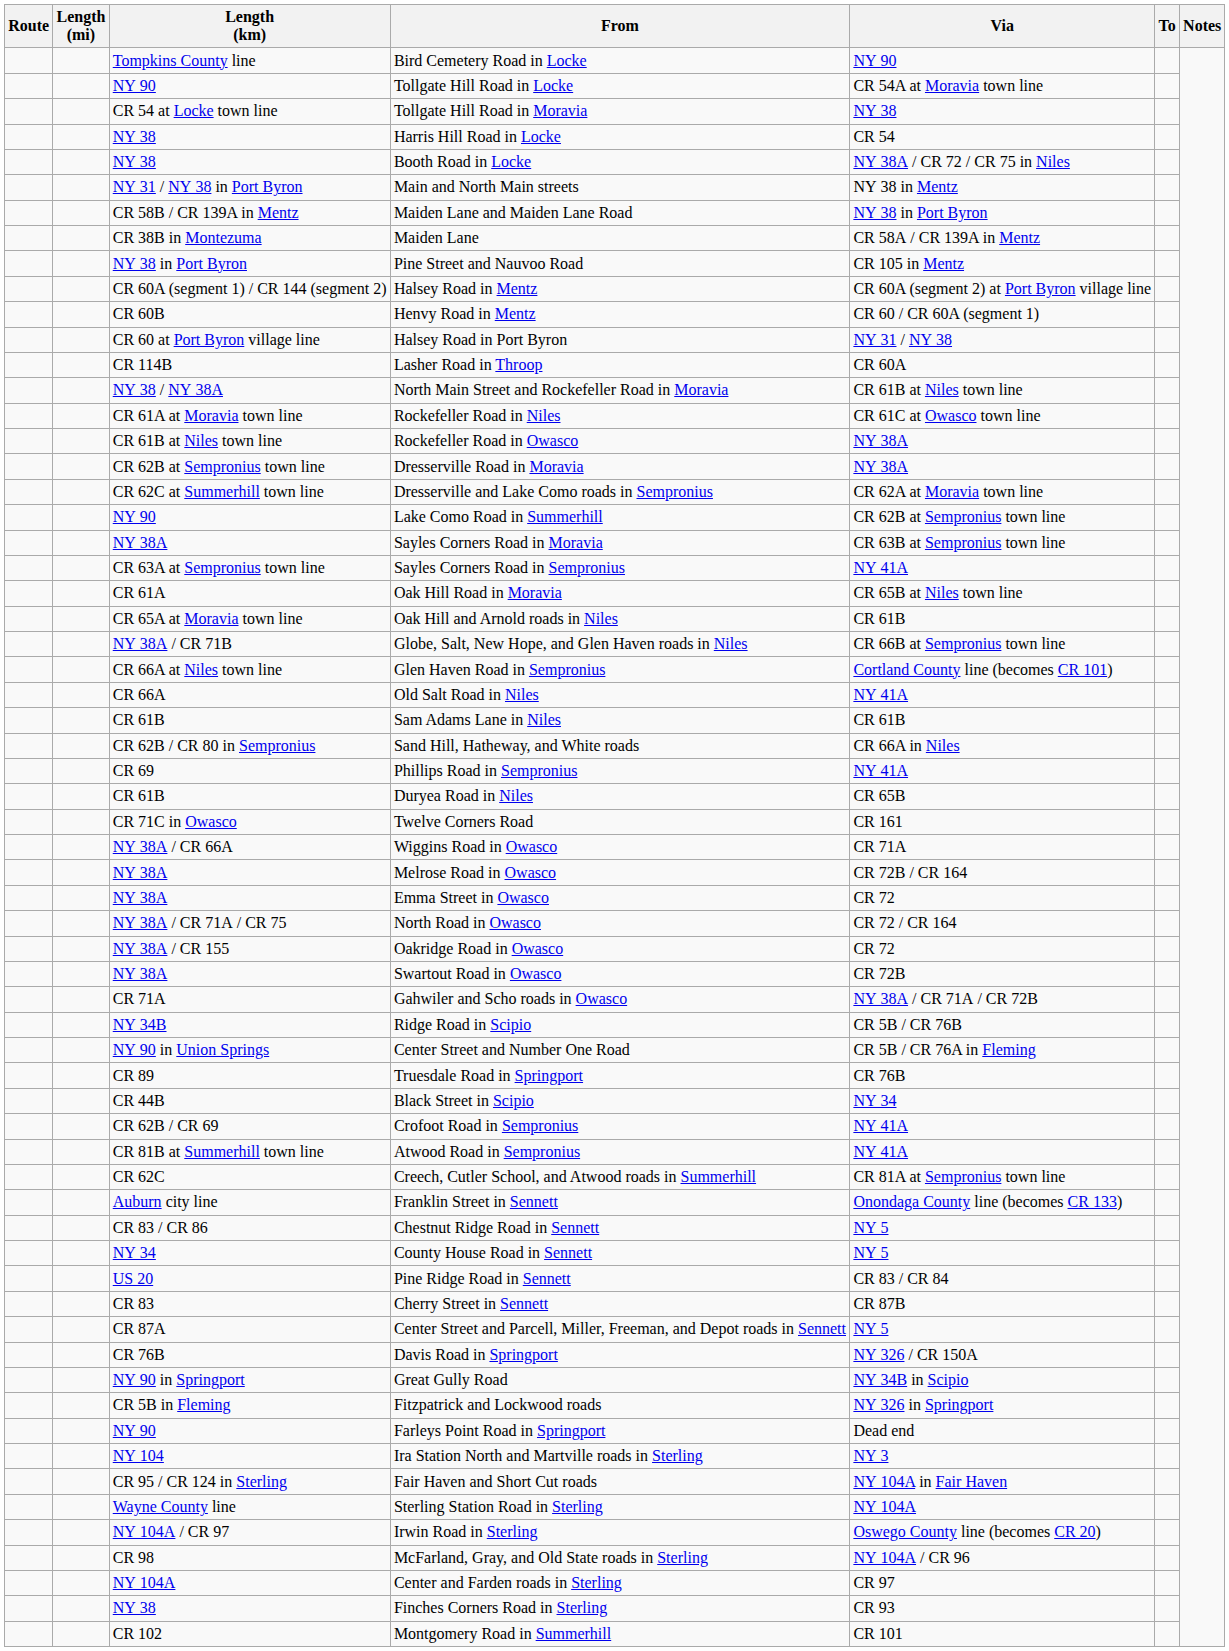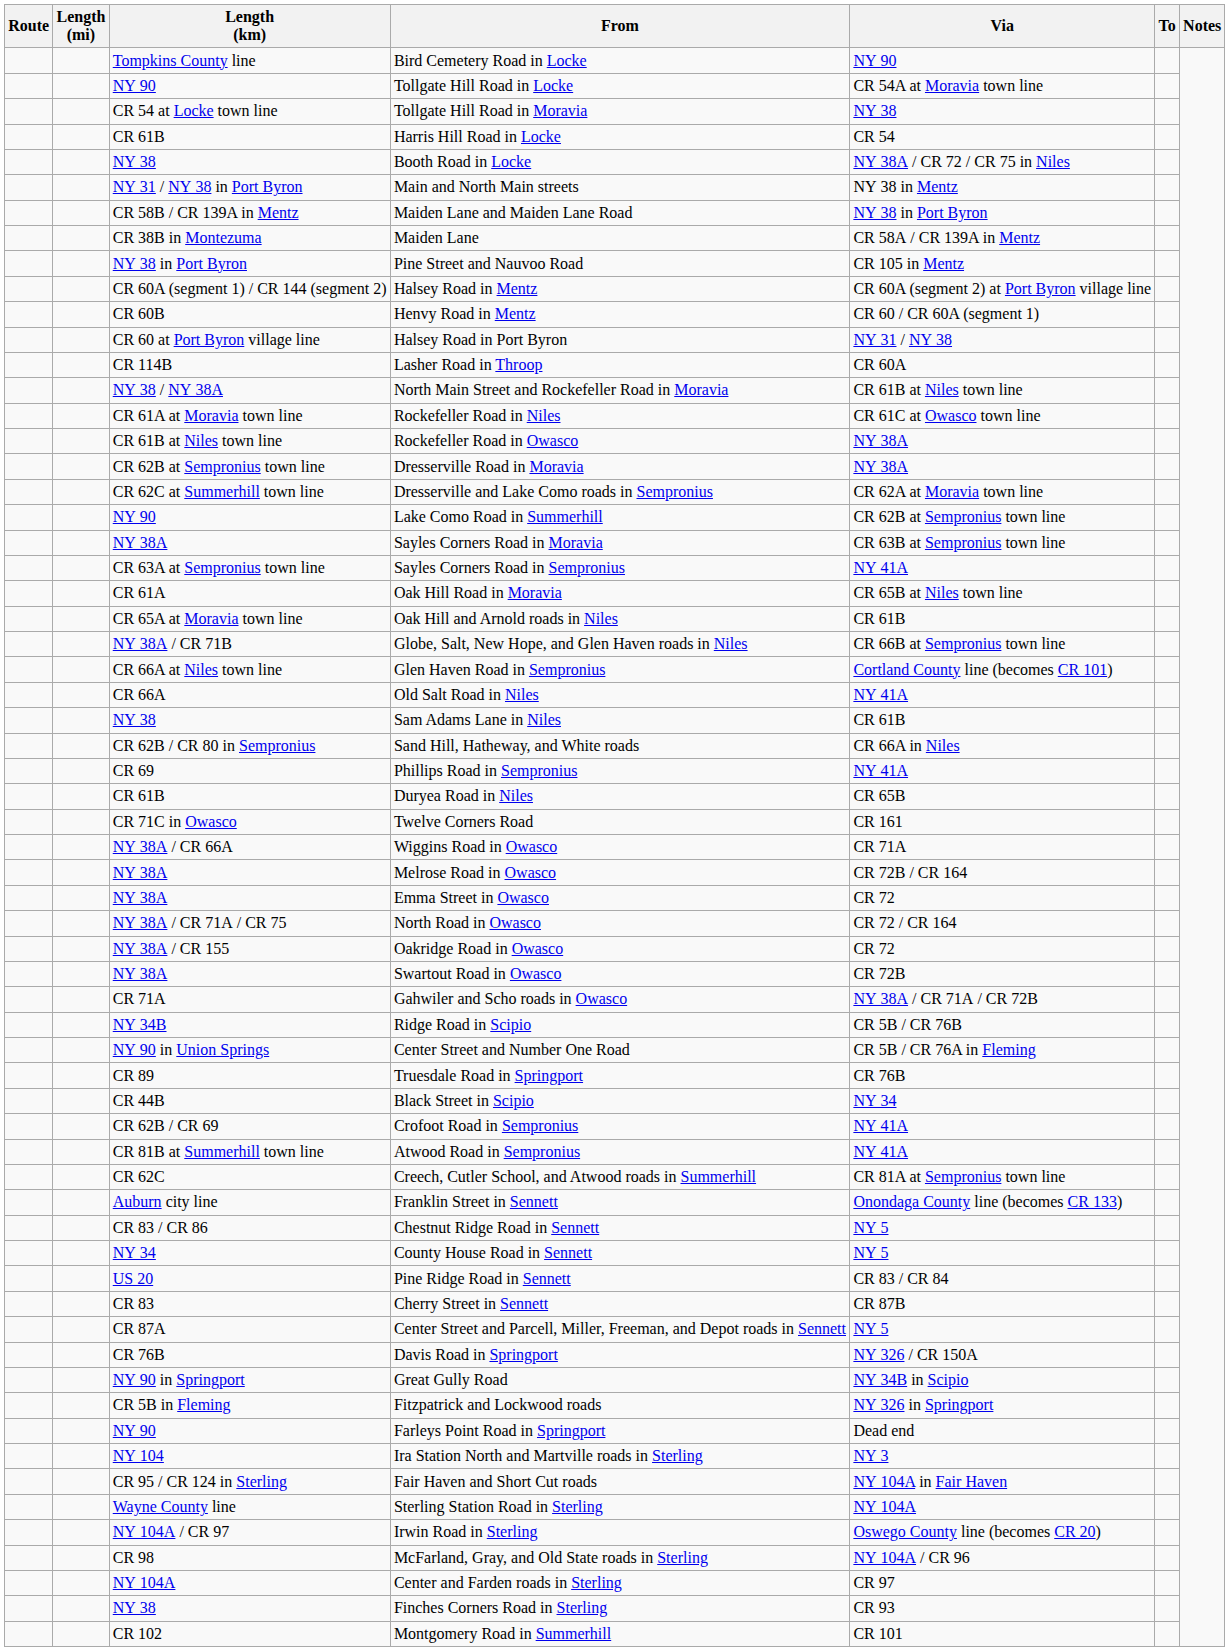(134, 136) NY 38 -> (139, 136) CR 61B
(139, 720) CR 61B -> (134, 720) NY 38
